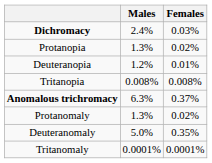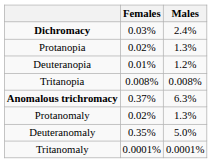columns swapped: (142, 13) <-> (185, 13)
